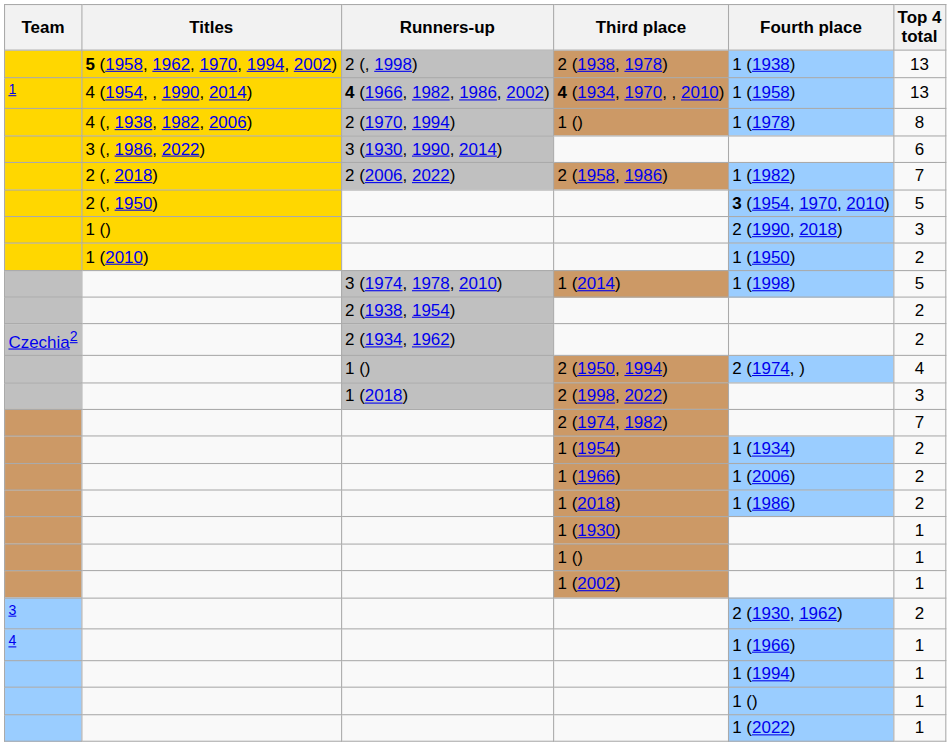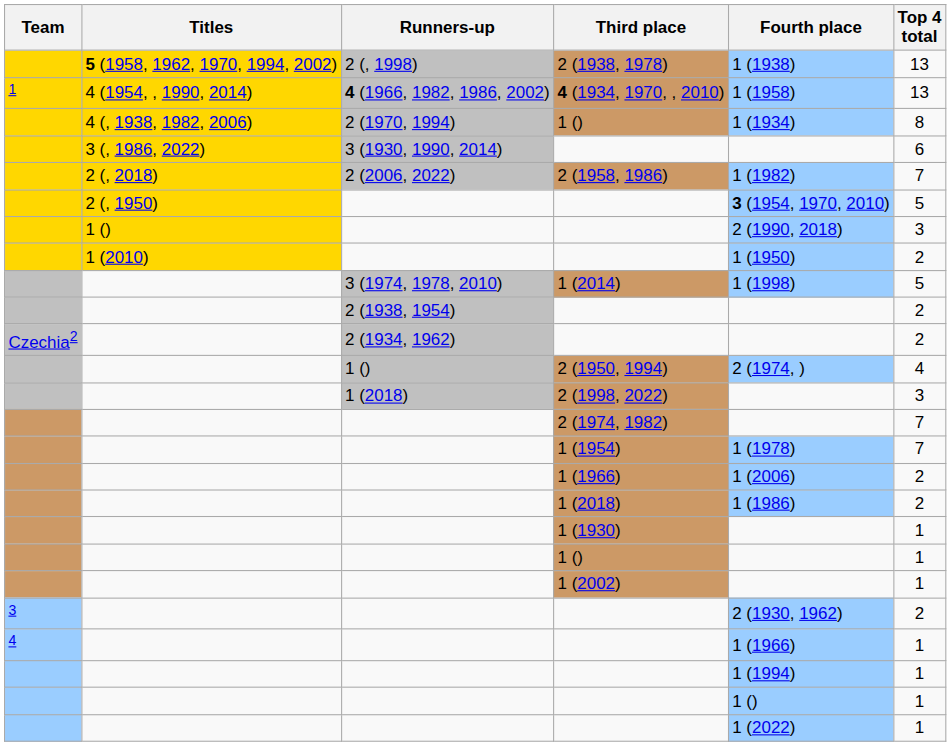(764, 122) 1 (1978) -> (764, 122) 1 (1934)
(764, 449) 1 (1934) -> (764, 449) 1 (1978)
(920, 449) 2 -> (920, 449) 7
